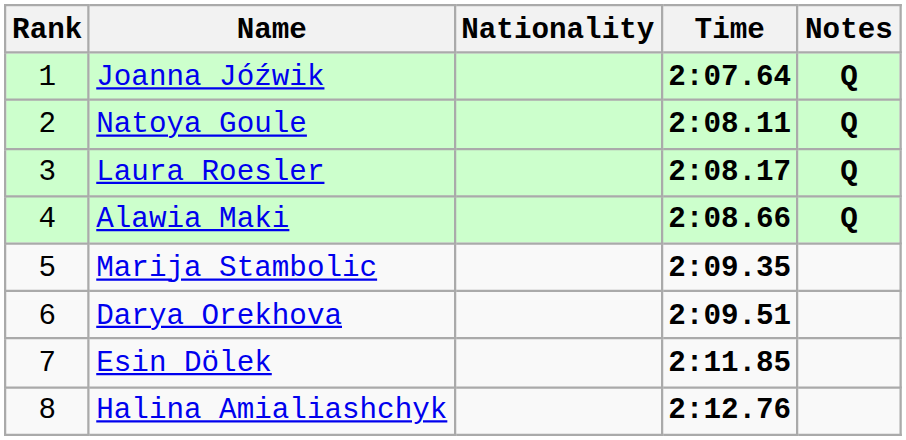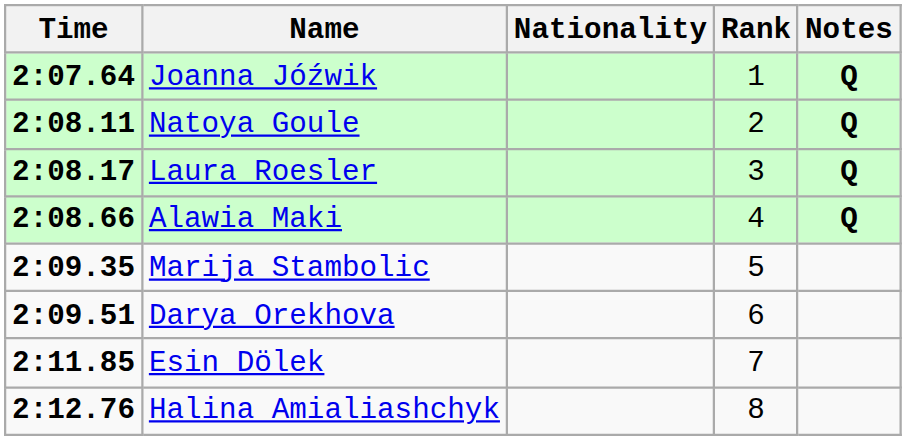columns swapped: (47, 29) <-> (730, 29)
